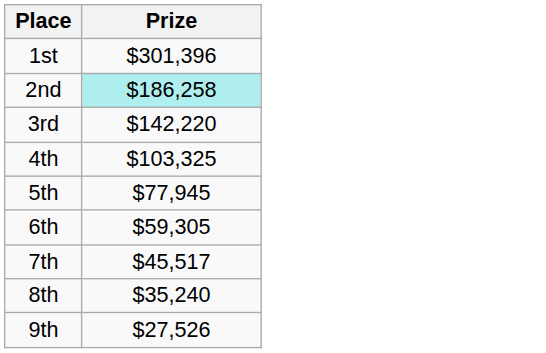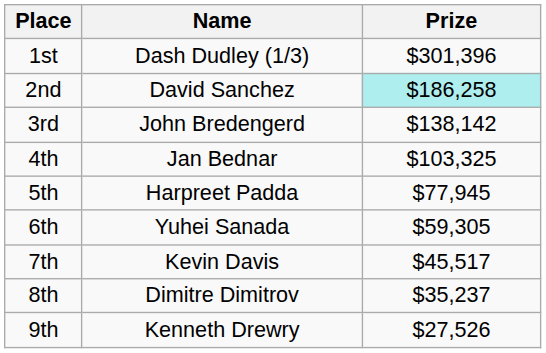+ column: (222, 21)
(171, 124) $142,220 -> (451, 124) $138,142
(171, 295) $35,240 -> (451, 295) $35,237
